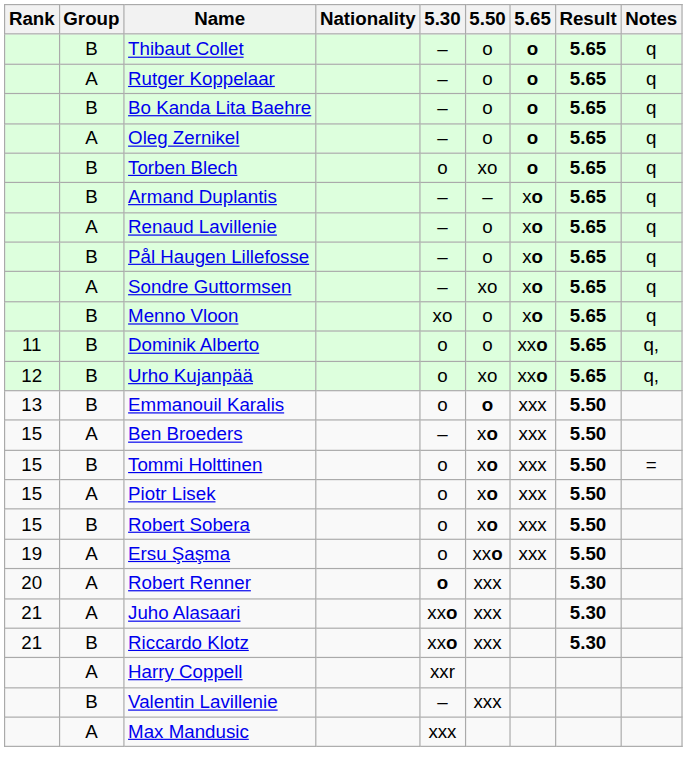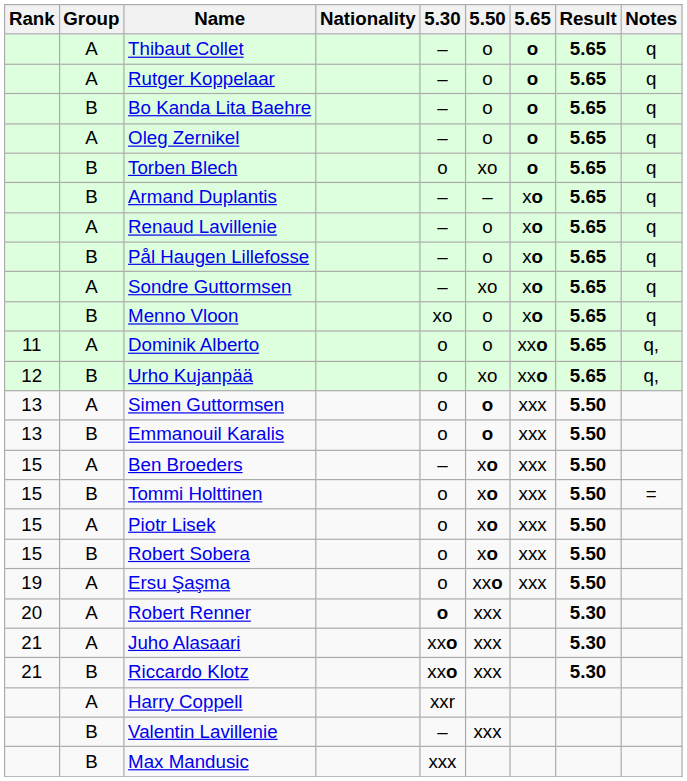(91, 49) B -> (91, 49) A
(91, 345) B -> (91, 345) A
+ row: (206, 405)
(91, 731) A -> (91, 761) B
